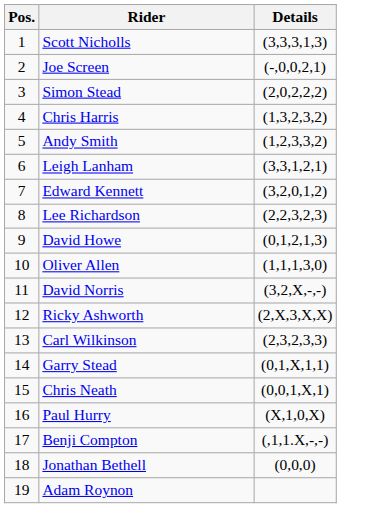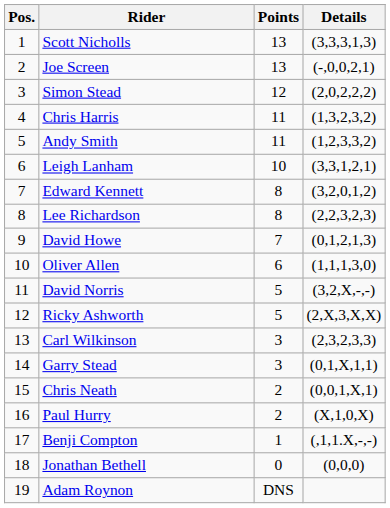+ column: (278, 16)
